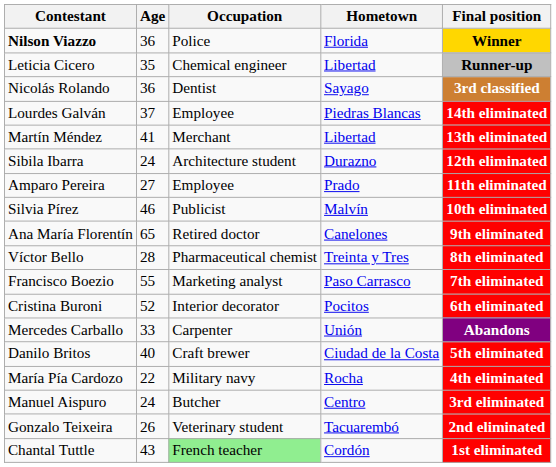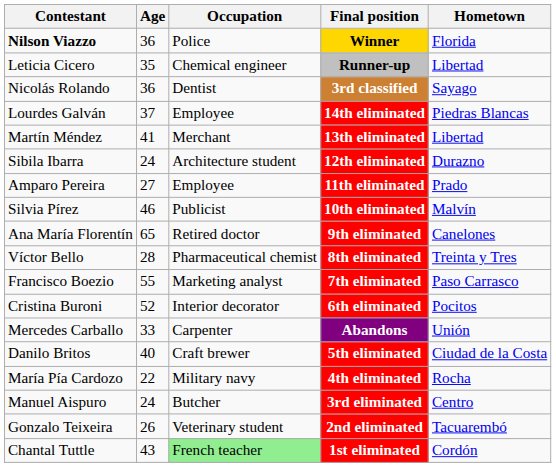columns swapped: (382, 16) <-> (497, 16)
